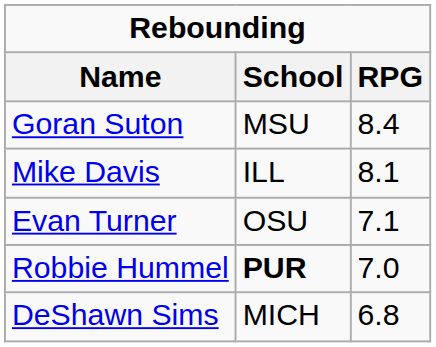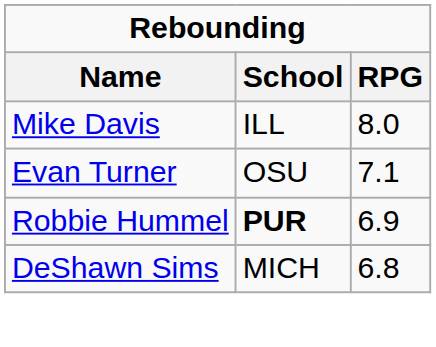- row: (98, 124)
(378, 172) 8.1 -> (378, 124) 8.0
(378, 268) 7.0 -> (378, 220) 6.9
